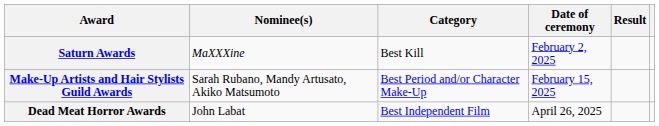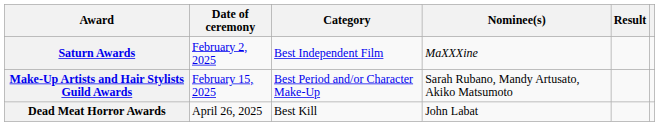columns swapped: (570, 20) <-> (283, 20)
(402, 53) Best Kill -> (329, 53) Best Independent Film
(435, 111) Best Independent Film -> (296, 111) Best Kill
